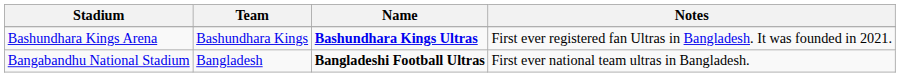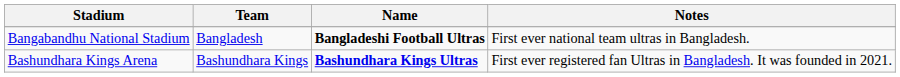rows swapped: (82, 38) <-> (99, 60)
